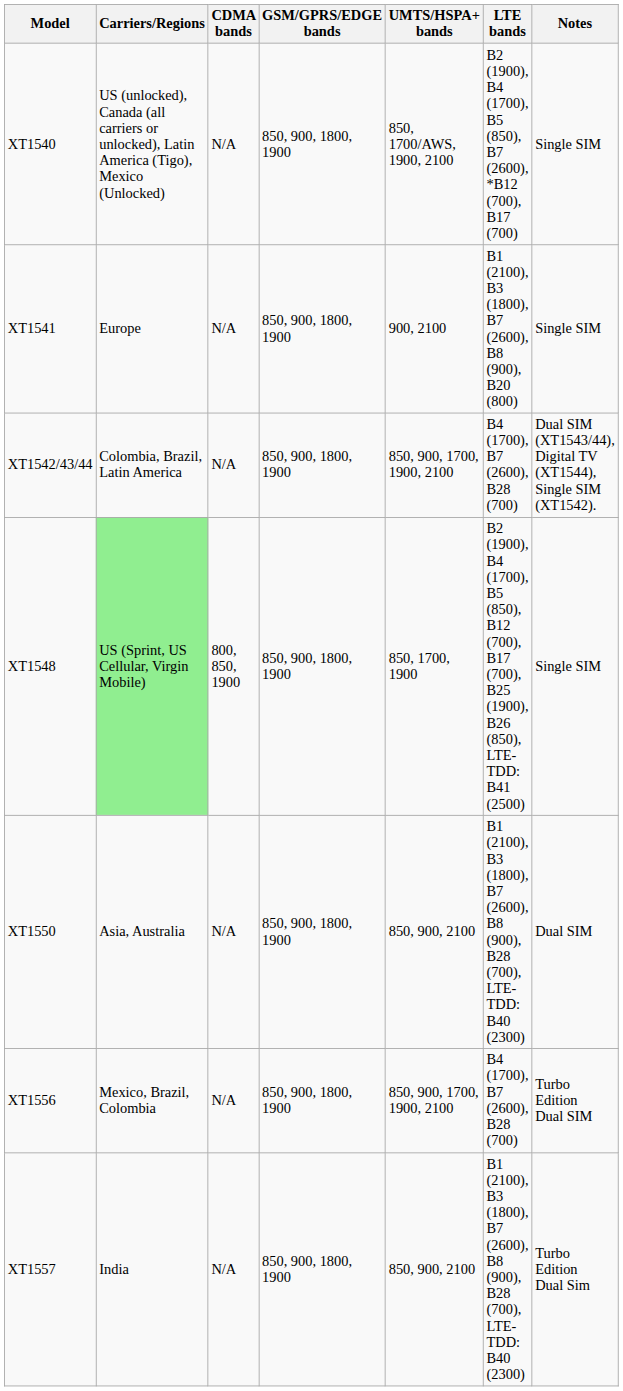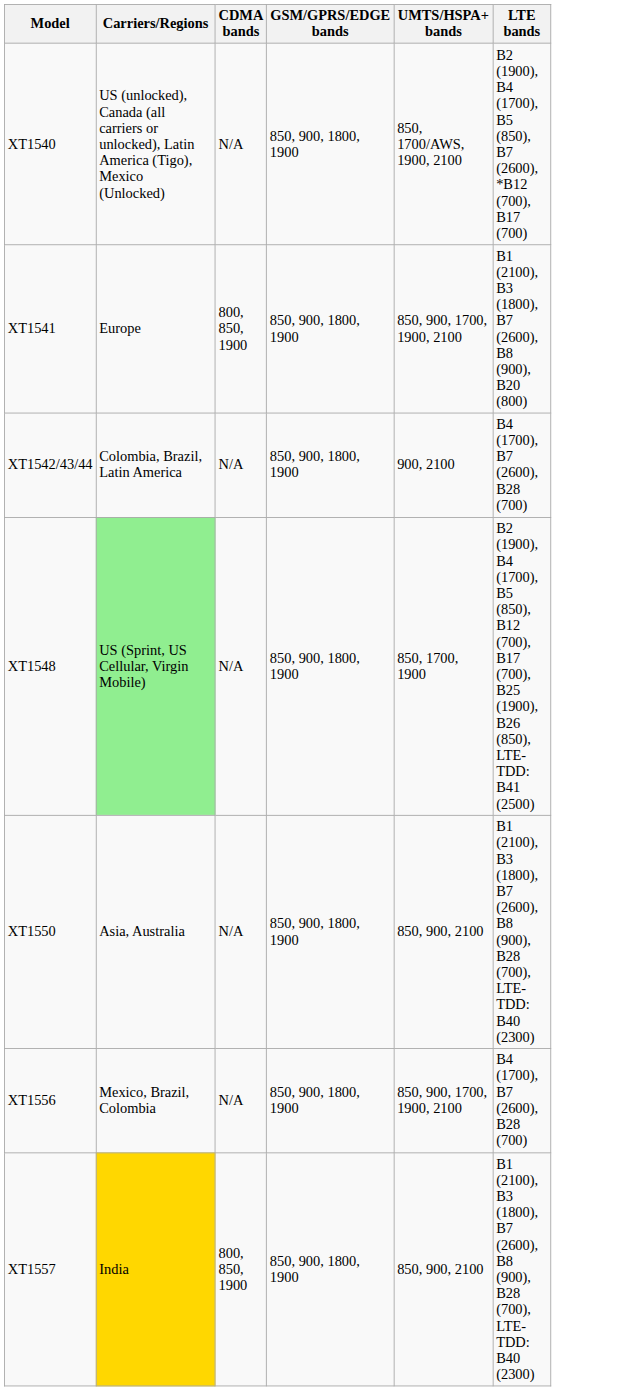- column: (575, 24)
(224, 328) N/A -> (233, 328) 800, 850, 1900
(418, 328) 900, 2100 -> (442, 328) 850, 900, 1700, 1900, 2100
(434, 465) 850, 900, 1700, 1900, 2100 -> (426, 465) 900, 2100
(226, 666) 800, 850, 1900 -> (231, 666) N/A
(114, 1269) no background -> (114, 1269) gold background
(224, 1269) N/A -> (233, 1269) 800, 850, 1900
